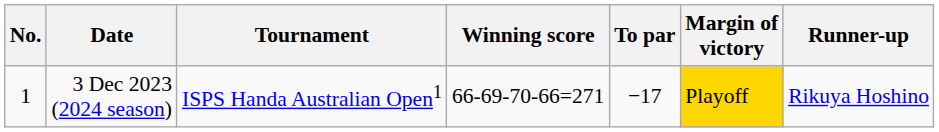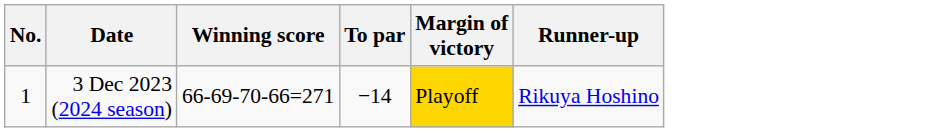- column: (312, 35)
(645, 96) −17 -> (375, 96) −14
